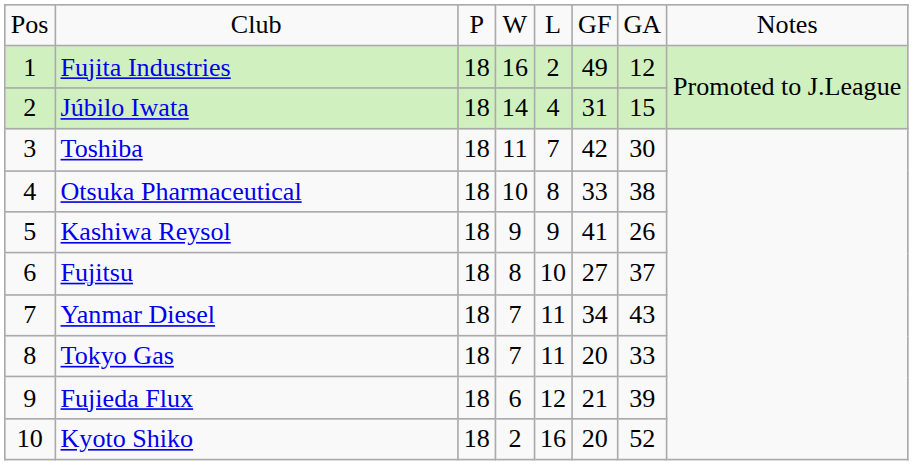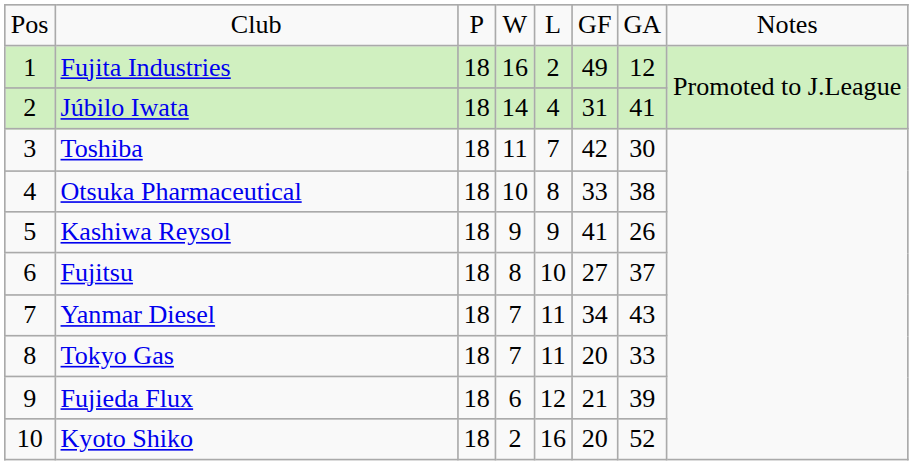(642, 107) 15 -> (642, 107) 41
